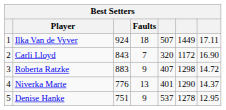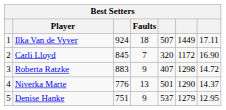(122, 55) 843 -> (122, 55) 845
(167, 84) 401 -> (167, 84) 501
(186, 99) 1278 -> (186, 99) 1279
